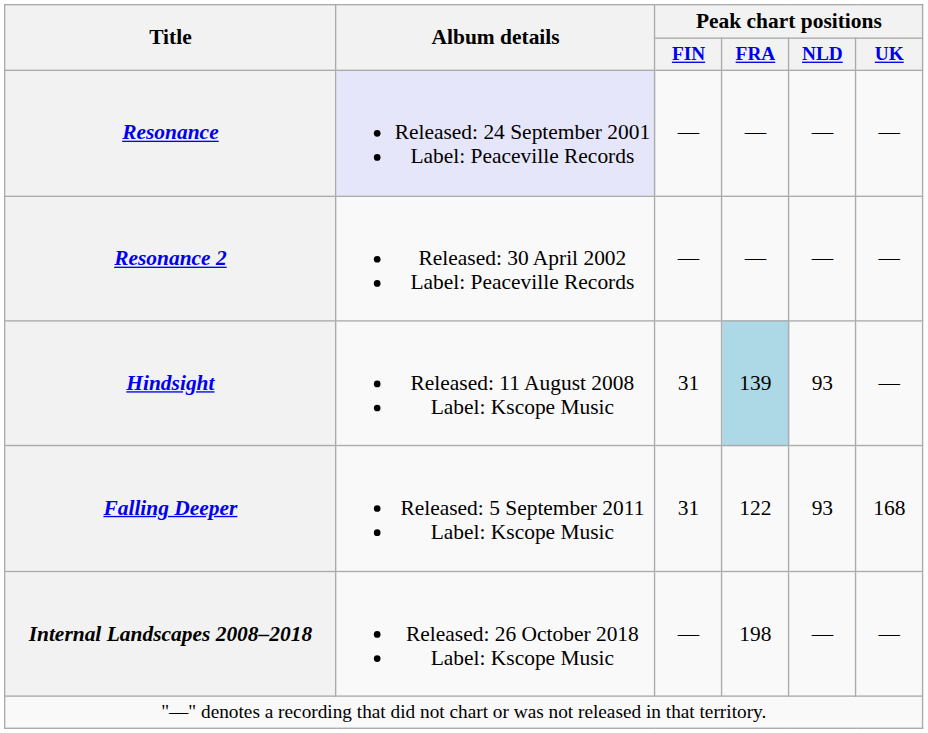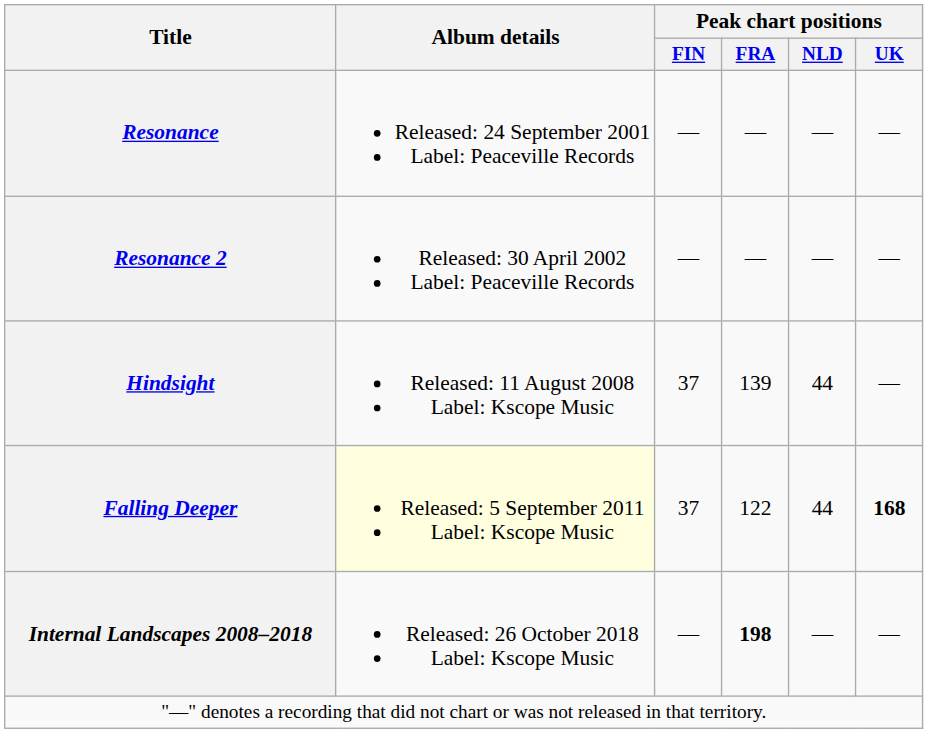(496, 145) lavender background -> (496, 145) no background
(689, 383) 31 -> (689, 383) 37
(755, 383) lightblue background -> (755, 383) no background
(822, 383) 93 -> (822, 383) 44
(496, 520) no background -> (496, 520) lightyellow background
(689, 508) 31 -> (689, 508) 37
(822, 508) 93 -> (822, 508) 44
(889, 508) normal -> (889, 508) bold
(755, 633) normal -> (755, 633) bold
